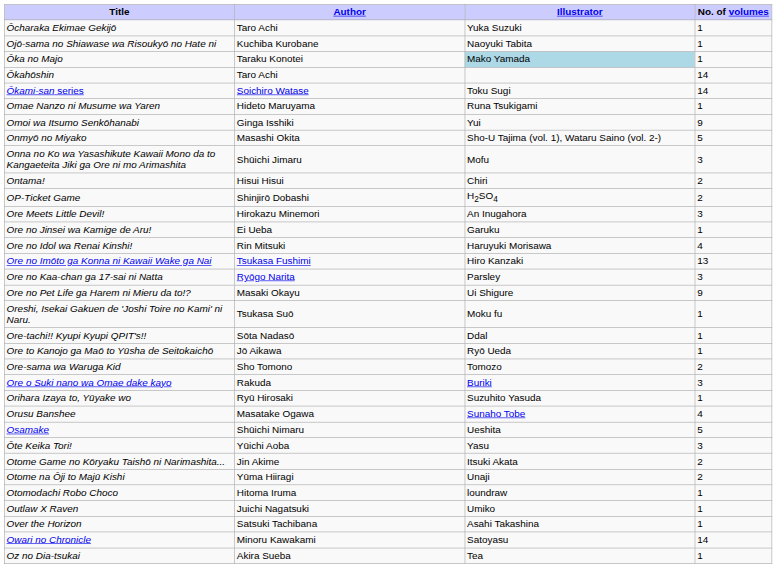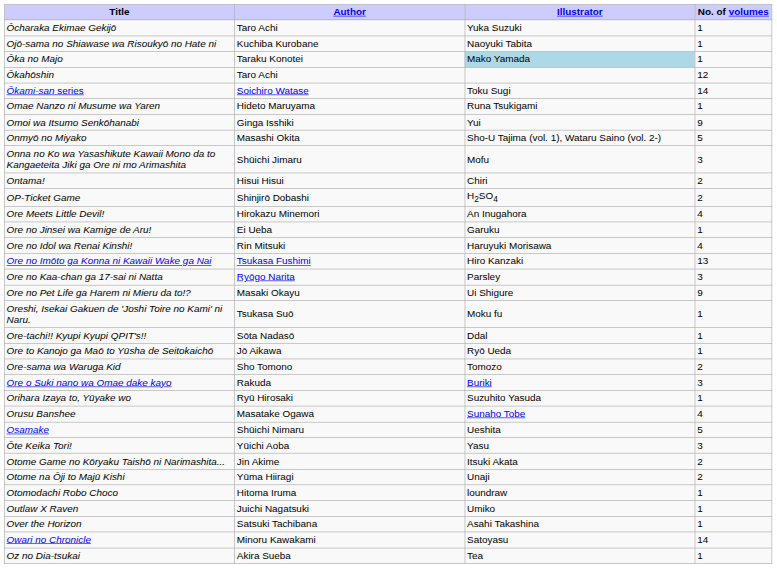(703, 75) 14 -> (703, 75) 12
(700, 214) 3 -> (700, 214) 4
